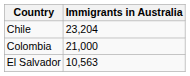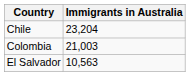(82, 46) 21,000 -> (82, 46) 21,003
